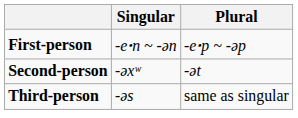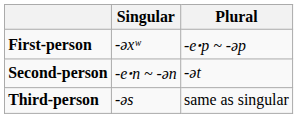(146, 45) -eꞏn ~ -ən -> (128, 44) -əxʷ
(128, 71) -əxʷ -> (146, 74) -eꞏn ~ -ən
